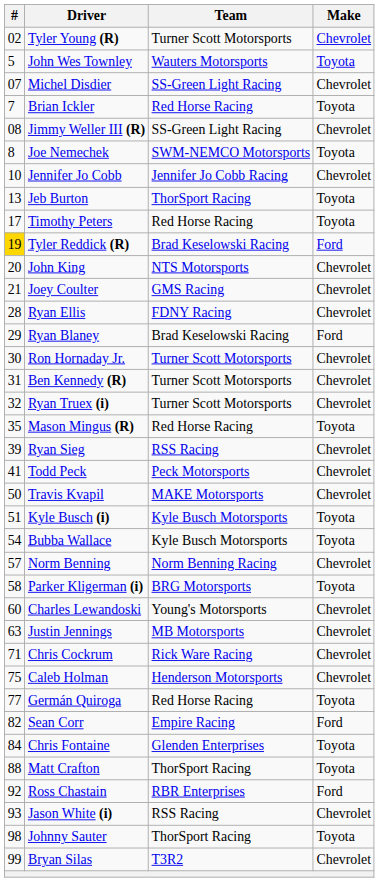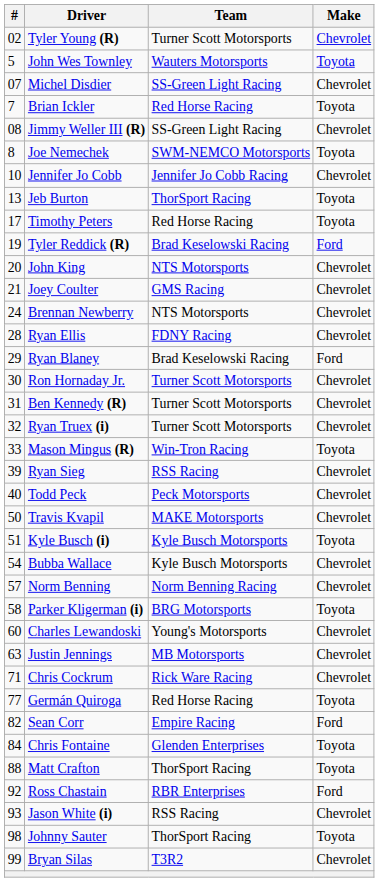(15, 244) gold background -> (15, 244) no background
+ row: (81, 312)
(15, 426) 35 -> (15, 449) 33
(202, 426) Red Horse Racing -> (200, 449) Win-Tron Racing
(15, 472) 41 -> (15, 495) 40
(336, 540) Toyota -> (344, 563) Chevrolet
- row: (68, 677)
